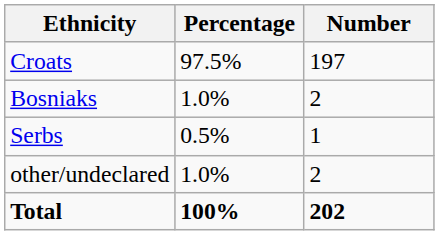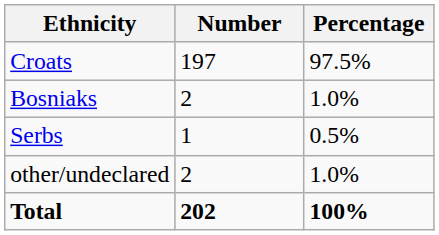columns swapped: (369, 23) <-> (239, 23)
